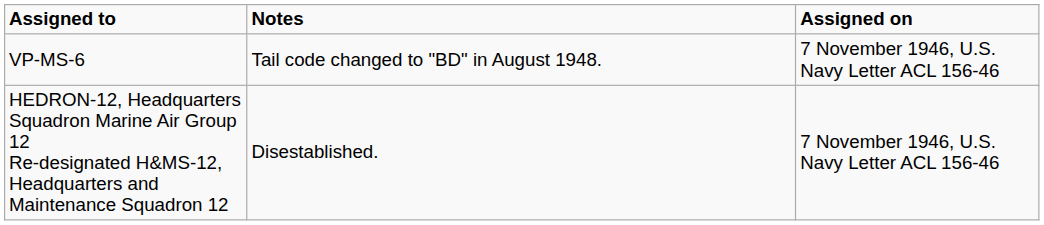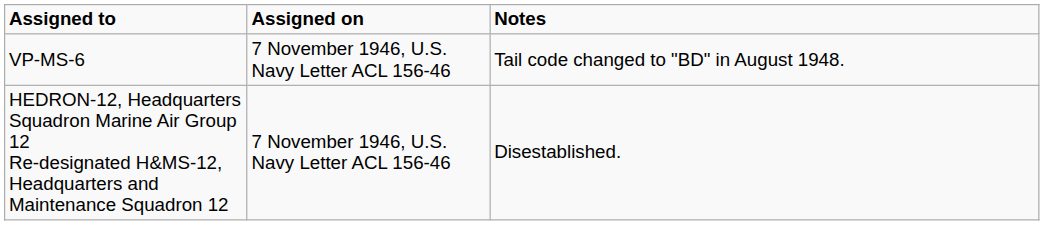columns swapped: (856, 19) <-> (278, 19)
